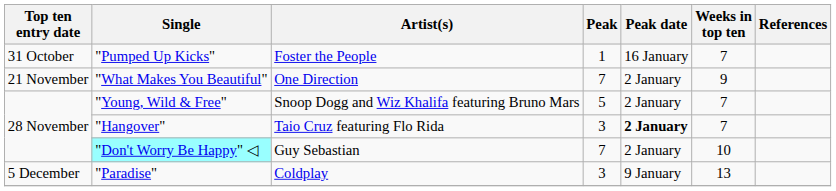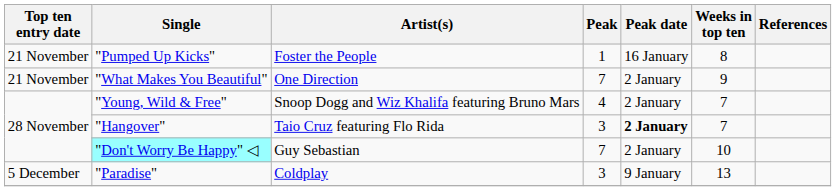(41, 56) 31 October -> (48, 56) 21 November
(724, 56) 7 -> (724, 56) 8
(602, 102) 5 -> (602, 102) 4
